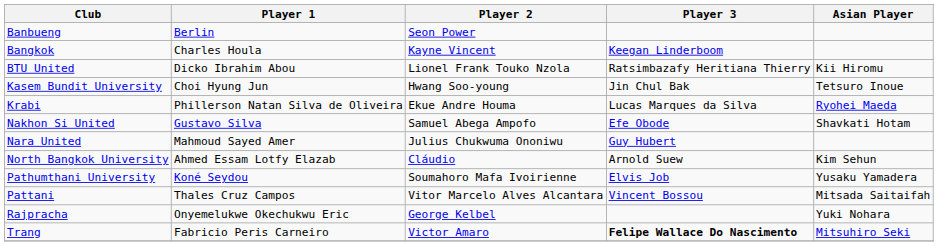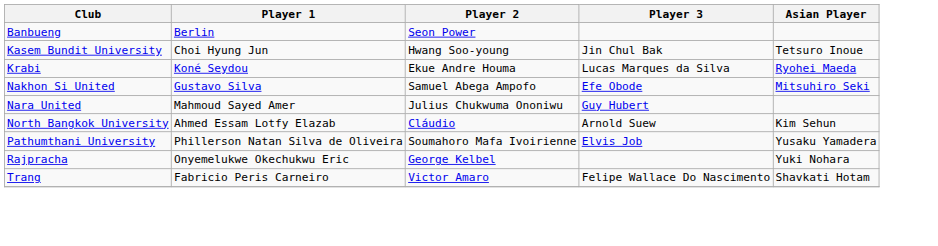- row: (31, 50)
- row: (41, 68)
(288, 105) Phillerson Natan Silva de Oliveira -> (211, 68) Koné Seydou
(863, 123) Shavkati Hotam -> (823, 86) Mitsuhiro Seki
(211, 178) Koné Seydou -> (288, 141) Phillerson Natan Silva de Oliveira
- row: (31, 196)
(703, 232) bold -> (676, 178) normal
(863, 232) Mitsuhiro Seki -> (823, 178) Shavkati Hotam
